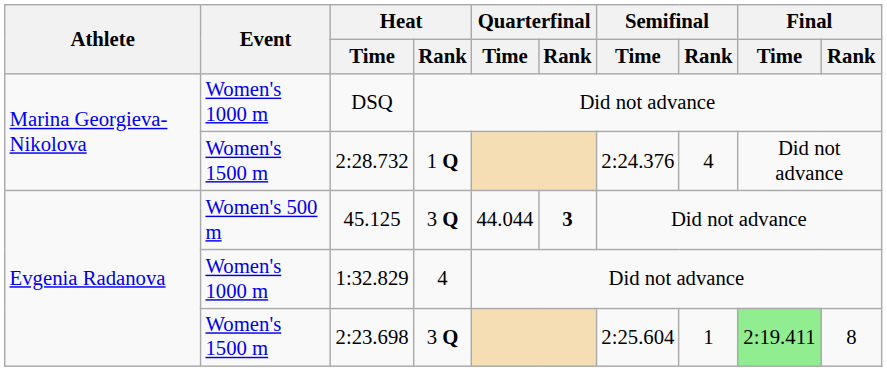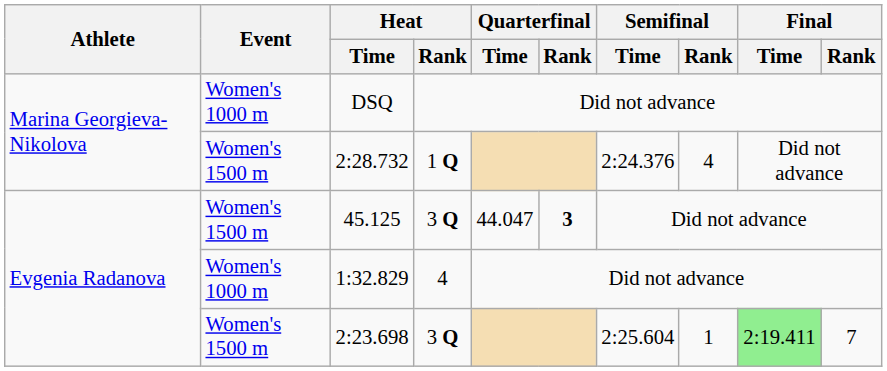(261, 219) Women's 500 m -> (243, 219) Women's 1500 m
(505, 219) 44.044 -> (505, 219) 44.047
(851, 337) 8 -> (851, 337) 7
